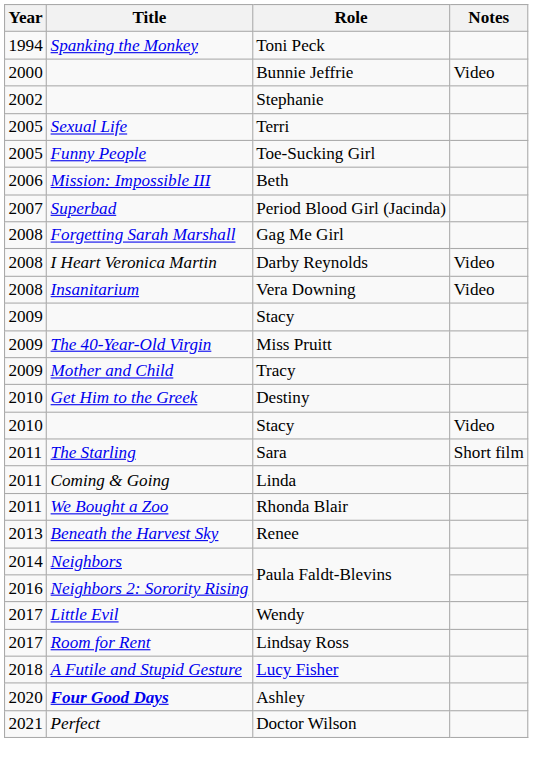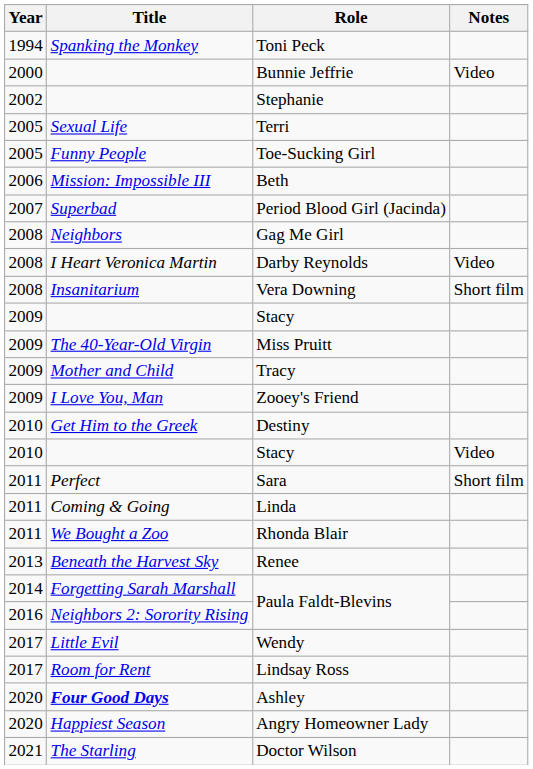(143, 235) Forgetting Sarah Marshall -> (86, 235) Neighbors
(474, 289) Video -> (489, 289) Short film
+ row: (26, 398)
(93, 452) The Starling -> (75, 479) Perfect
(86, 561) Neighbors -> (143, 588) Forgetting Sarah Marshall
- row: (26, 669)
+ row: (26, 724)
(75, 724) Perfect -> (93, 751) The Starling
